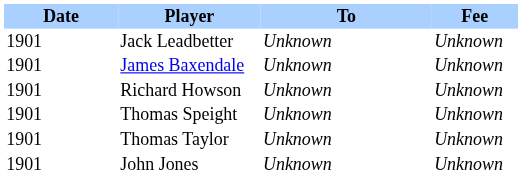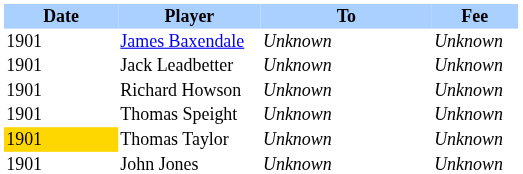rows swapped: (177, 40) <-> (182, 65)
(24, 139) no background -> (24, 139) gold background
